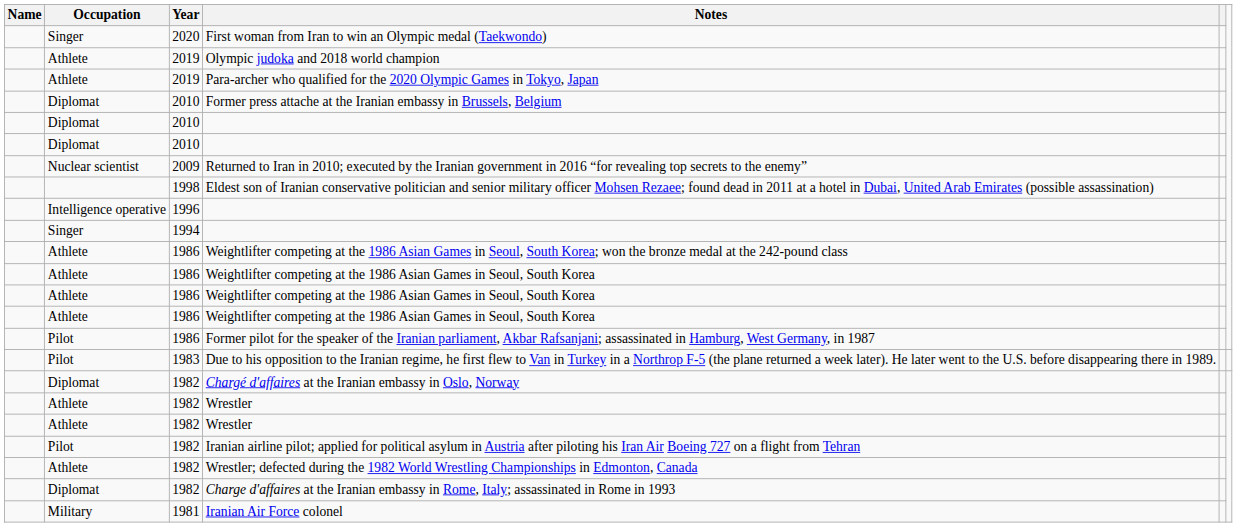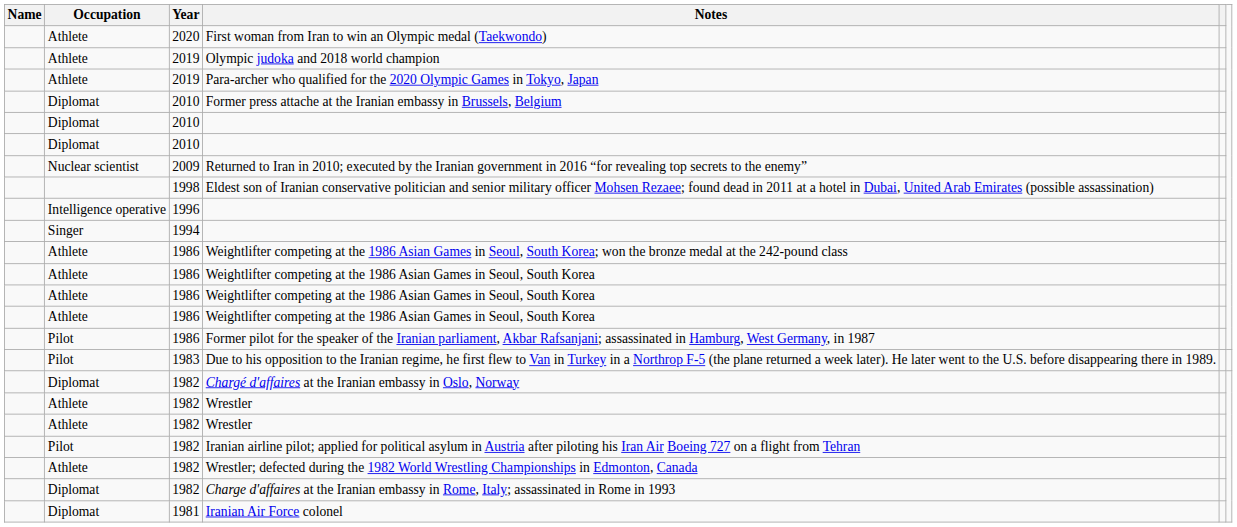(66, 36) Singer -> (68, 36) Athlete
(70, 511) Military -> (74, 511) Diplomat
